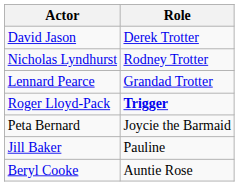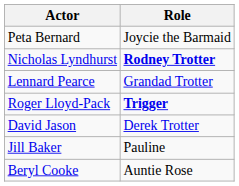rows swapped: (42, 37) <-> (44, 125)
(166, 59) normal -> (169, 59) bold
